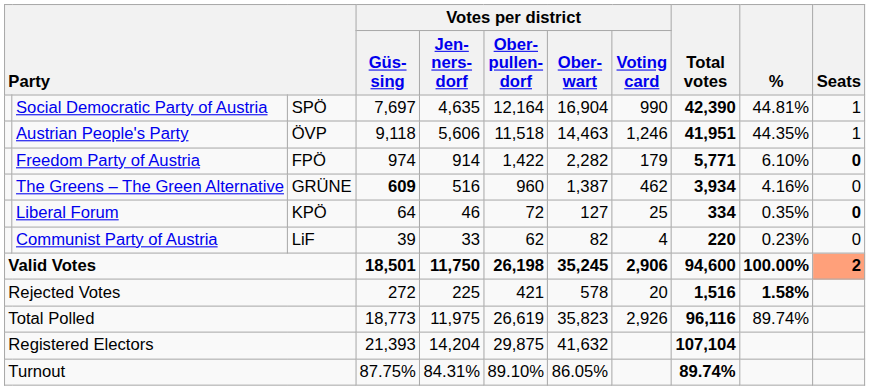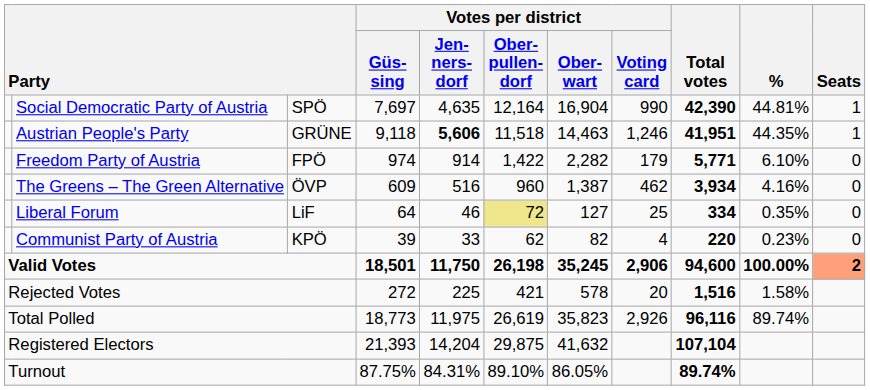(309, 134) ÖVP -> (322, 134) GRÜNE
(459, 134) normal -> (459, 134) bold
(856, 160) bold -> (856, 160) normal
(322, 187) GRÜNE -> (309, 187) ÖVP
(402, 187) bold -> (402, 187) normal
(309, 213) KPÖ -> (303, 213) LiF
(535, 213) no background -> (535, 213) khaki background
(856, 213) bold -> (856, 213) normal
(303, 239) LiF -> (309, 239) KPÖ
(785, 292) bold -> (785, 292) normal
